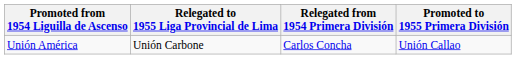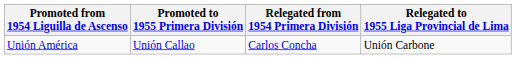columns swapped: (454, 20) <-> (206, 20)
